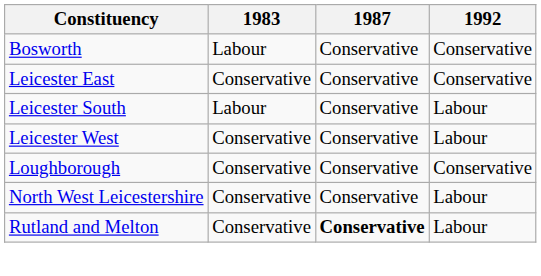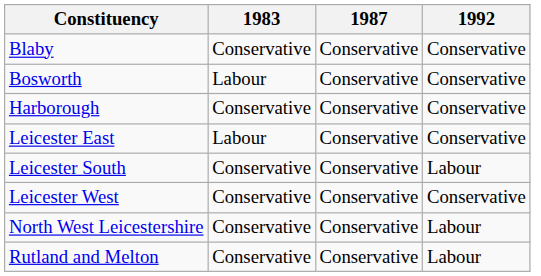+ row: (31, 49)
+ row: (54, 108)
(262, 78) Conservative -> (239, 138) Labour
(239, 108) Labour -> (262, 167) Conservative
(460, 138) Labour -> (476, 197) Conservative
- row: (65, 167)
(372, 227) bold -> (369, 256) normal
